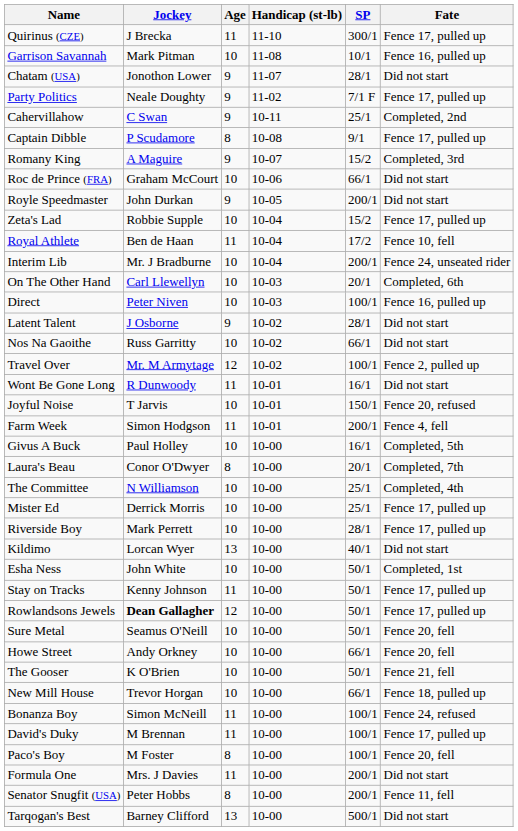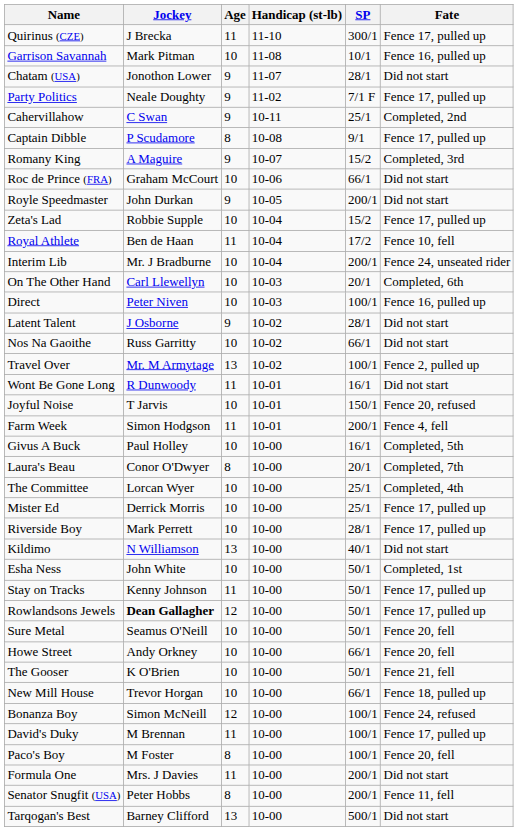(231, 364) 12 -> (231, 364) 13
(163, 487) N Williamson -> (160, 487) Lorcan Wyer
(160, 549) Lorcan Wyer -> (163, 549) N Williamson
(230, 713) 11 -> (231, 713) 12
